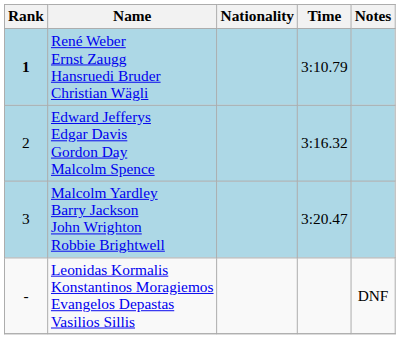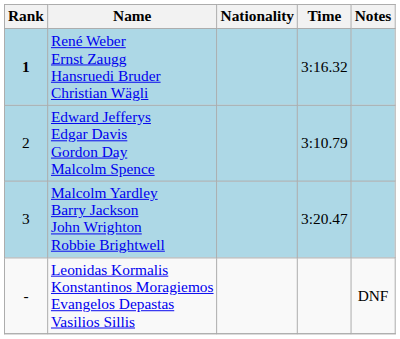(324, 66) 3:10.79 -> (324, 66) 3:16.32
(324, 143) 3:16.32 -> (324, 143) 3:10.79
